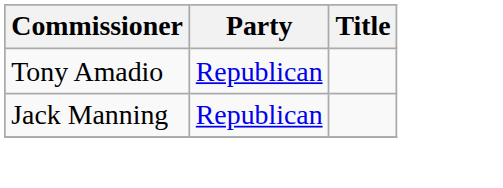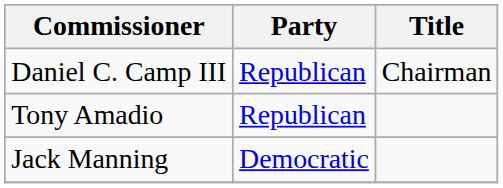+ row: (119, 70)
(259, 114) Republican -> (304, 159) Democratic
